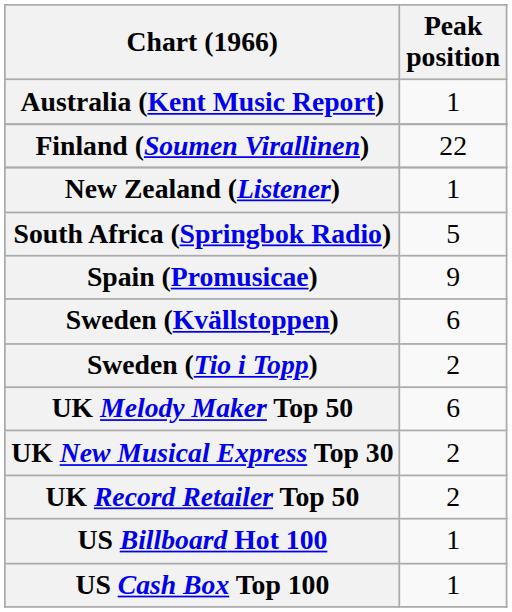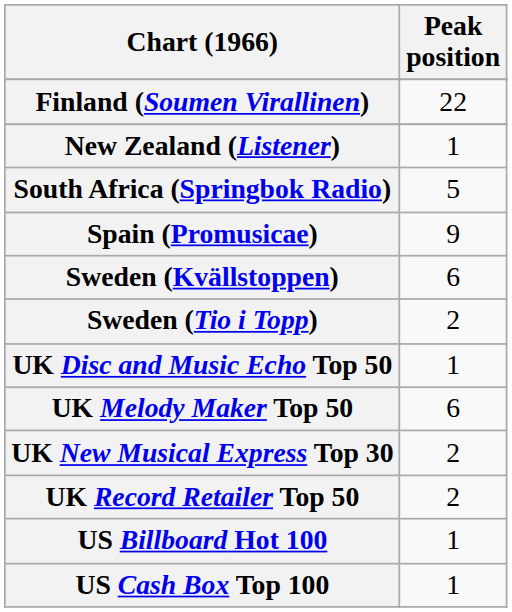- row: (202, 101)
+ row: (202, 364)
